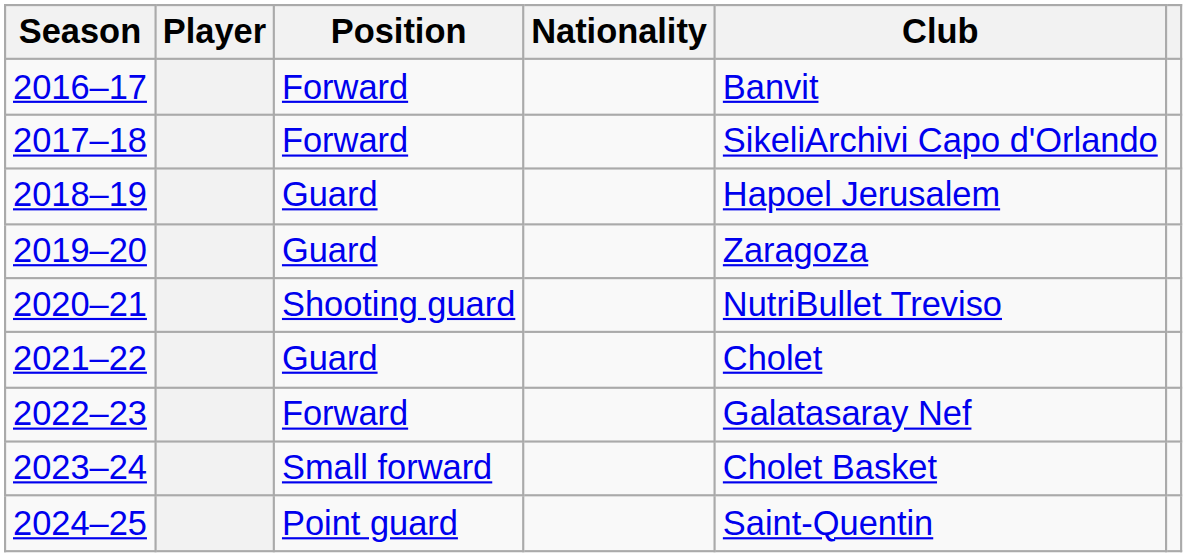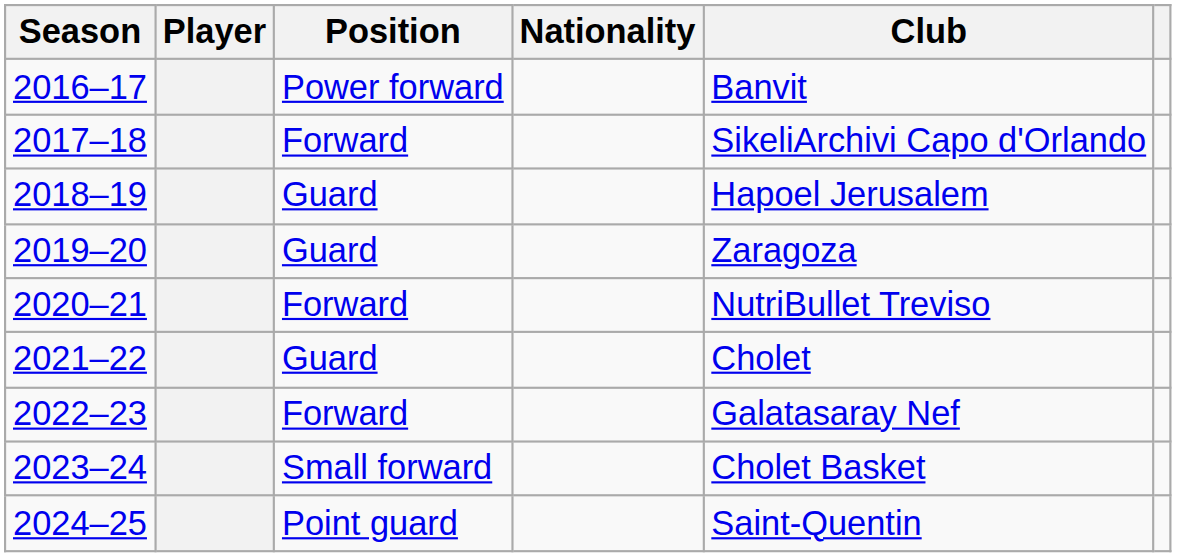(345, 86) Forward -> (393, 86) Power forward
(399, 304) Shooting guard -> (345, 304) Forward
